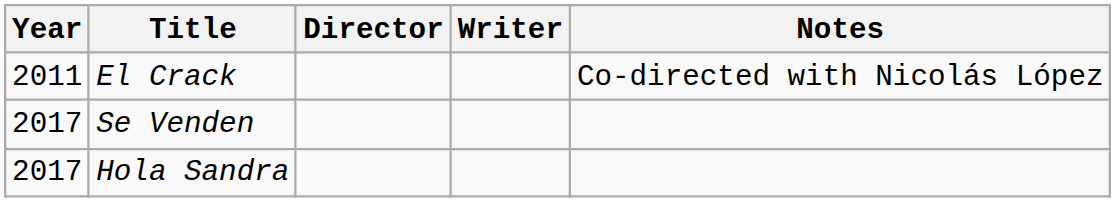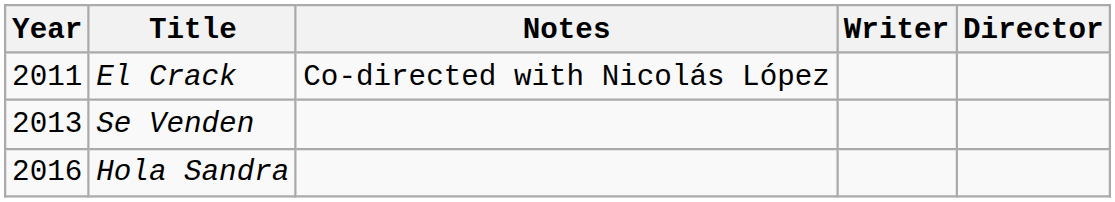columns swapped: (374, 29) <-> (840, 29)
(47, 124) 2017 -> (47, 124) 2013
(47, 172) 2017 -> (47, 172) 2016
